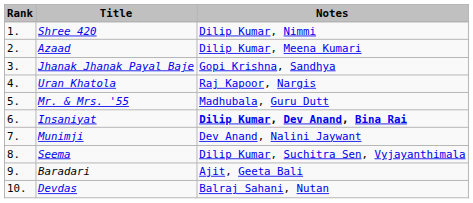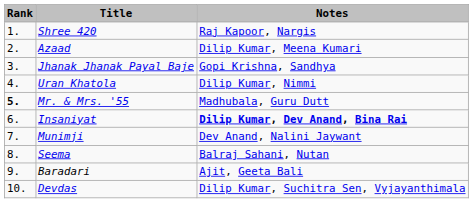(258, 31) Dilip Kumar, Nimmi -> (258, 31) Raj Kapoor, Nargis
(258, 84) Raj Kapoor, Nargis -> (258, 84) Dilip Kumar, Nimmi
(13, 101) normal -> (13, 101) bold
(332, 154) Dilip Kumar, Suchitra Sen, Vyjayanthimala -> (264, 154) Balraj Sahani, Nutan
(264, 189) Balraj Sahani, Nutan -> (332, 189) Dilip Kumar, Suchitra Sen, Vyjayanthimala
